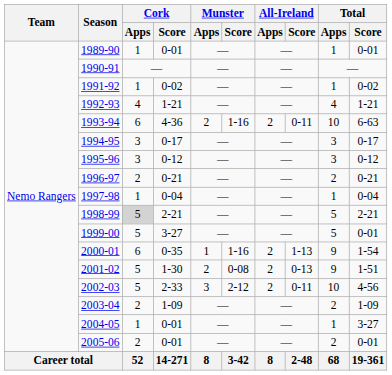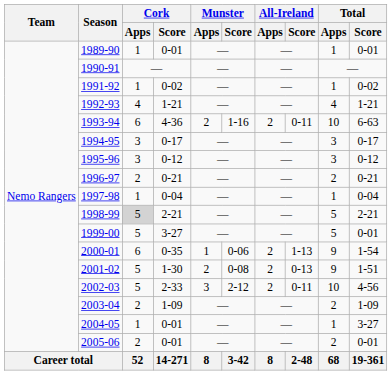(238, 251) 1-16 -> (238, 251) 0-06
